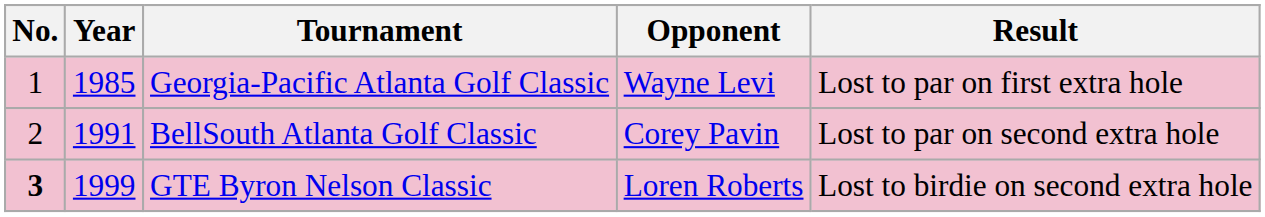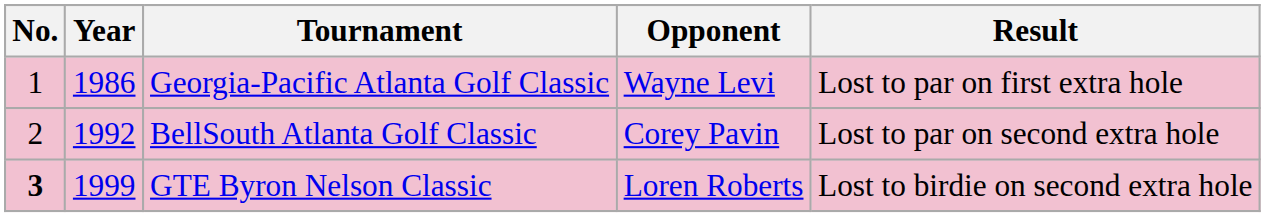(104, 82) 1985 -> (104, 82) 1986
(104, 133) 1991 -> (104, 133) 1992
